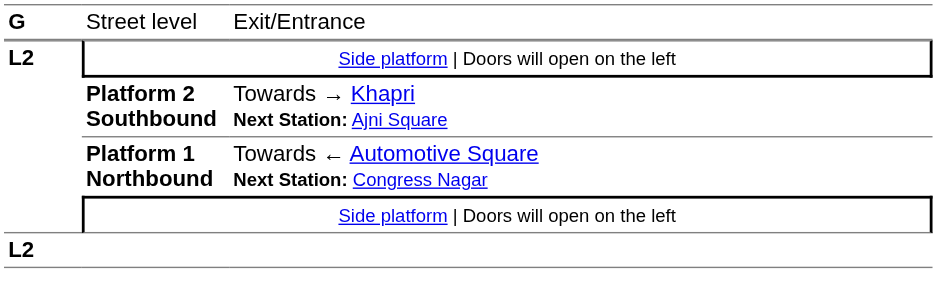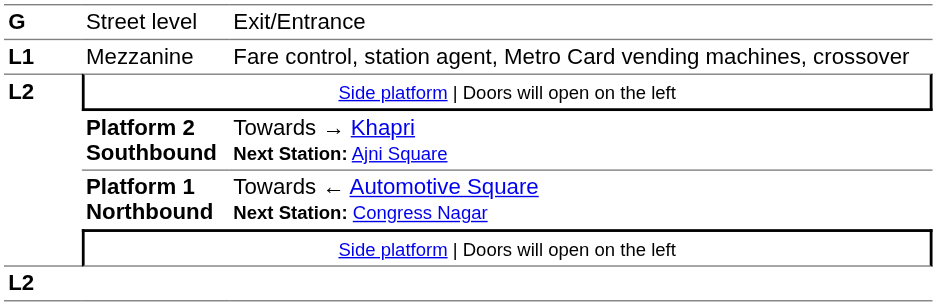+ row: (140, 56)
